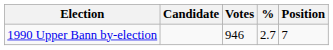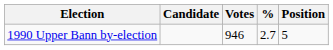(285, 34) 7 -> (285, 34) 5
